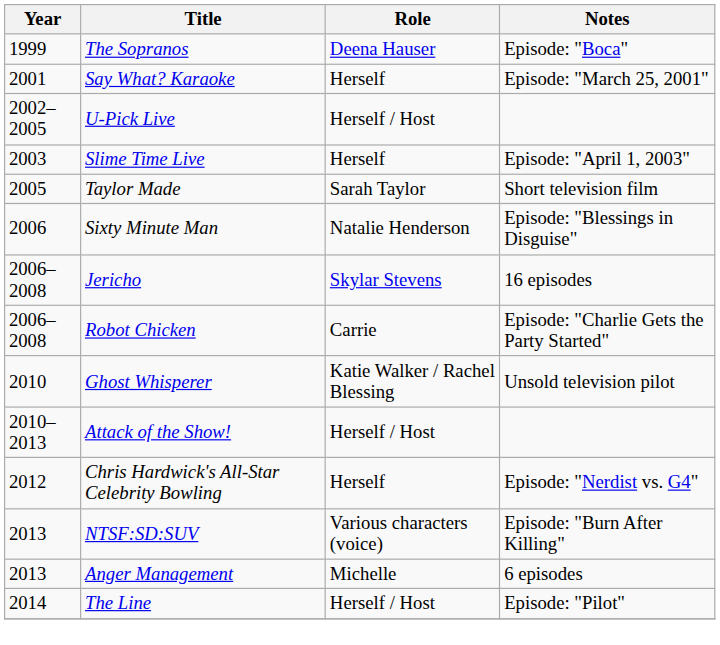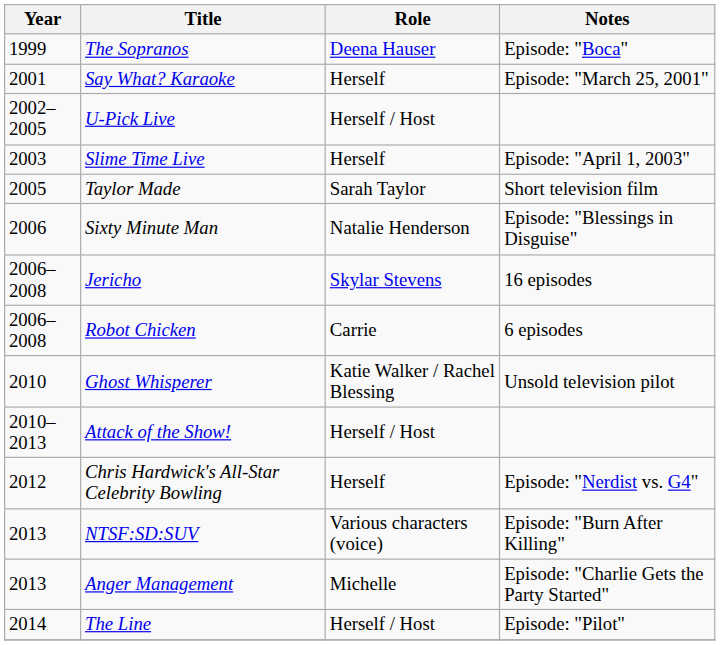(604, 330) Episode: "Charlie Gets the Party Started" -> (543, 330) 6 episodes
(543, 573) 6 episodes -> (604, 584) Episode: "Charlie Gets the Party Started"
